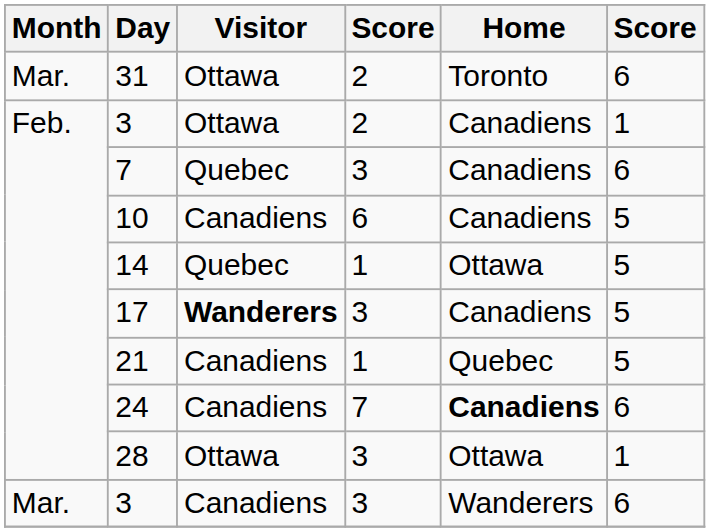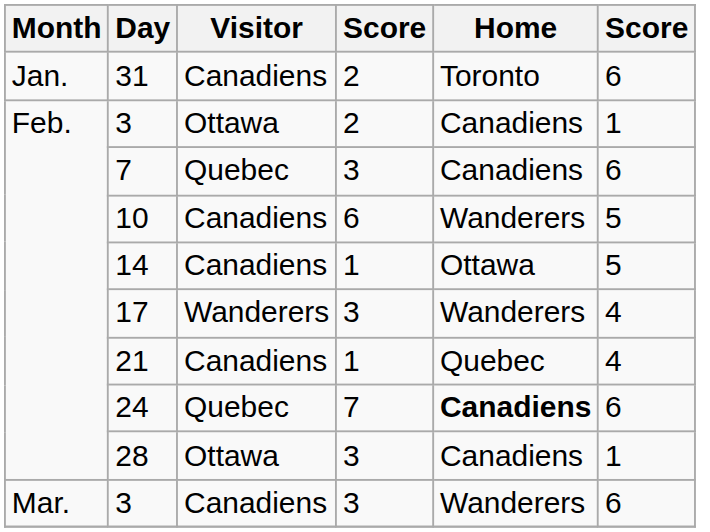(41, 75) Mar. -> (40, 75) Jan.
(231, 75) Ottawa -> (256, 75) Canadiens
(520, 218) Canadiens -> (513, 218) Wanderers
(236, 265) Quebec -> (256, 265) Canadiens
(261, 312) bold -> (257, 312) normal
(520, 312) Canadiens -> (513, 312) Wanderers
(622, 312) 5 -> (613, 312) 4
(622, 360) 5 -> (613, 360) 4
(256, 407) Canadiens -> (236, 407) Quebec
(496, 455) Ottawa -> (512, 455) Canadiens
